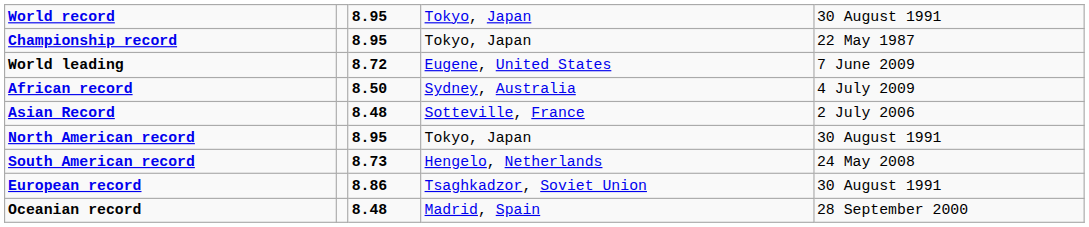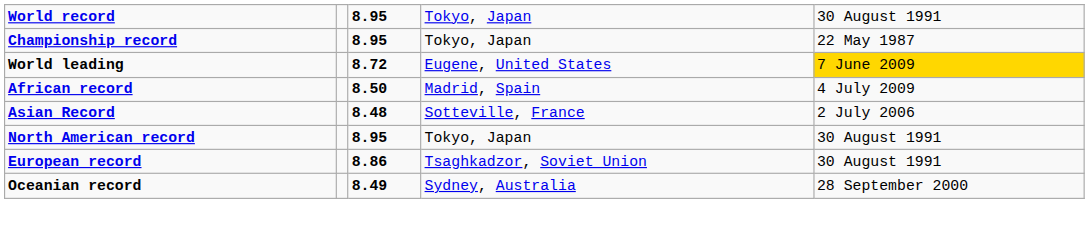(866, 65) no background -> (866, 65) gold background
(500, 89) Sydney, Australia -> (482, 89) Madrid, Spain
- row: (101, 162)
(369, 210) 8.48 -> (369, 186) 8.49
(482, 210) Madrid, Spain -> (500, 186) Sydney, Australia
